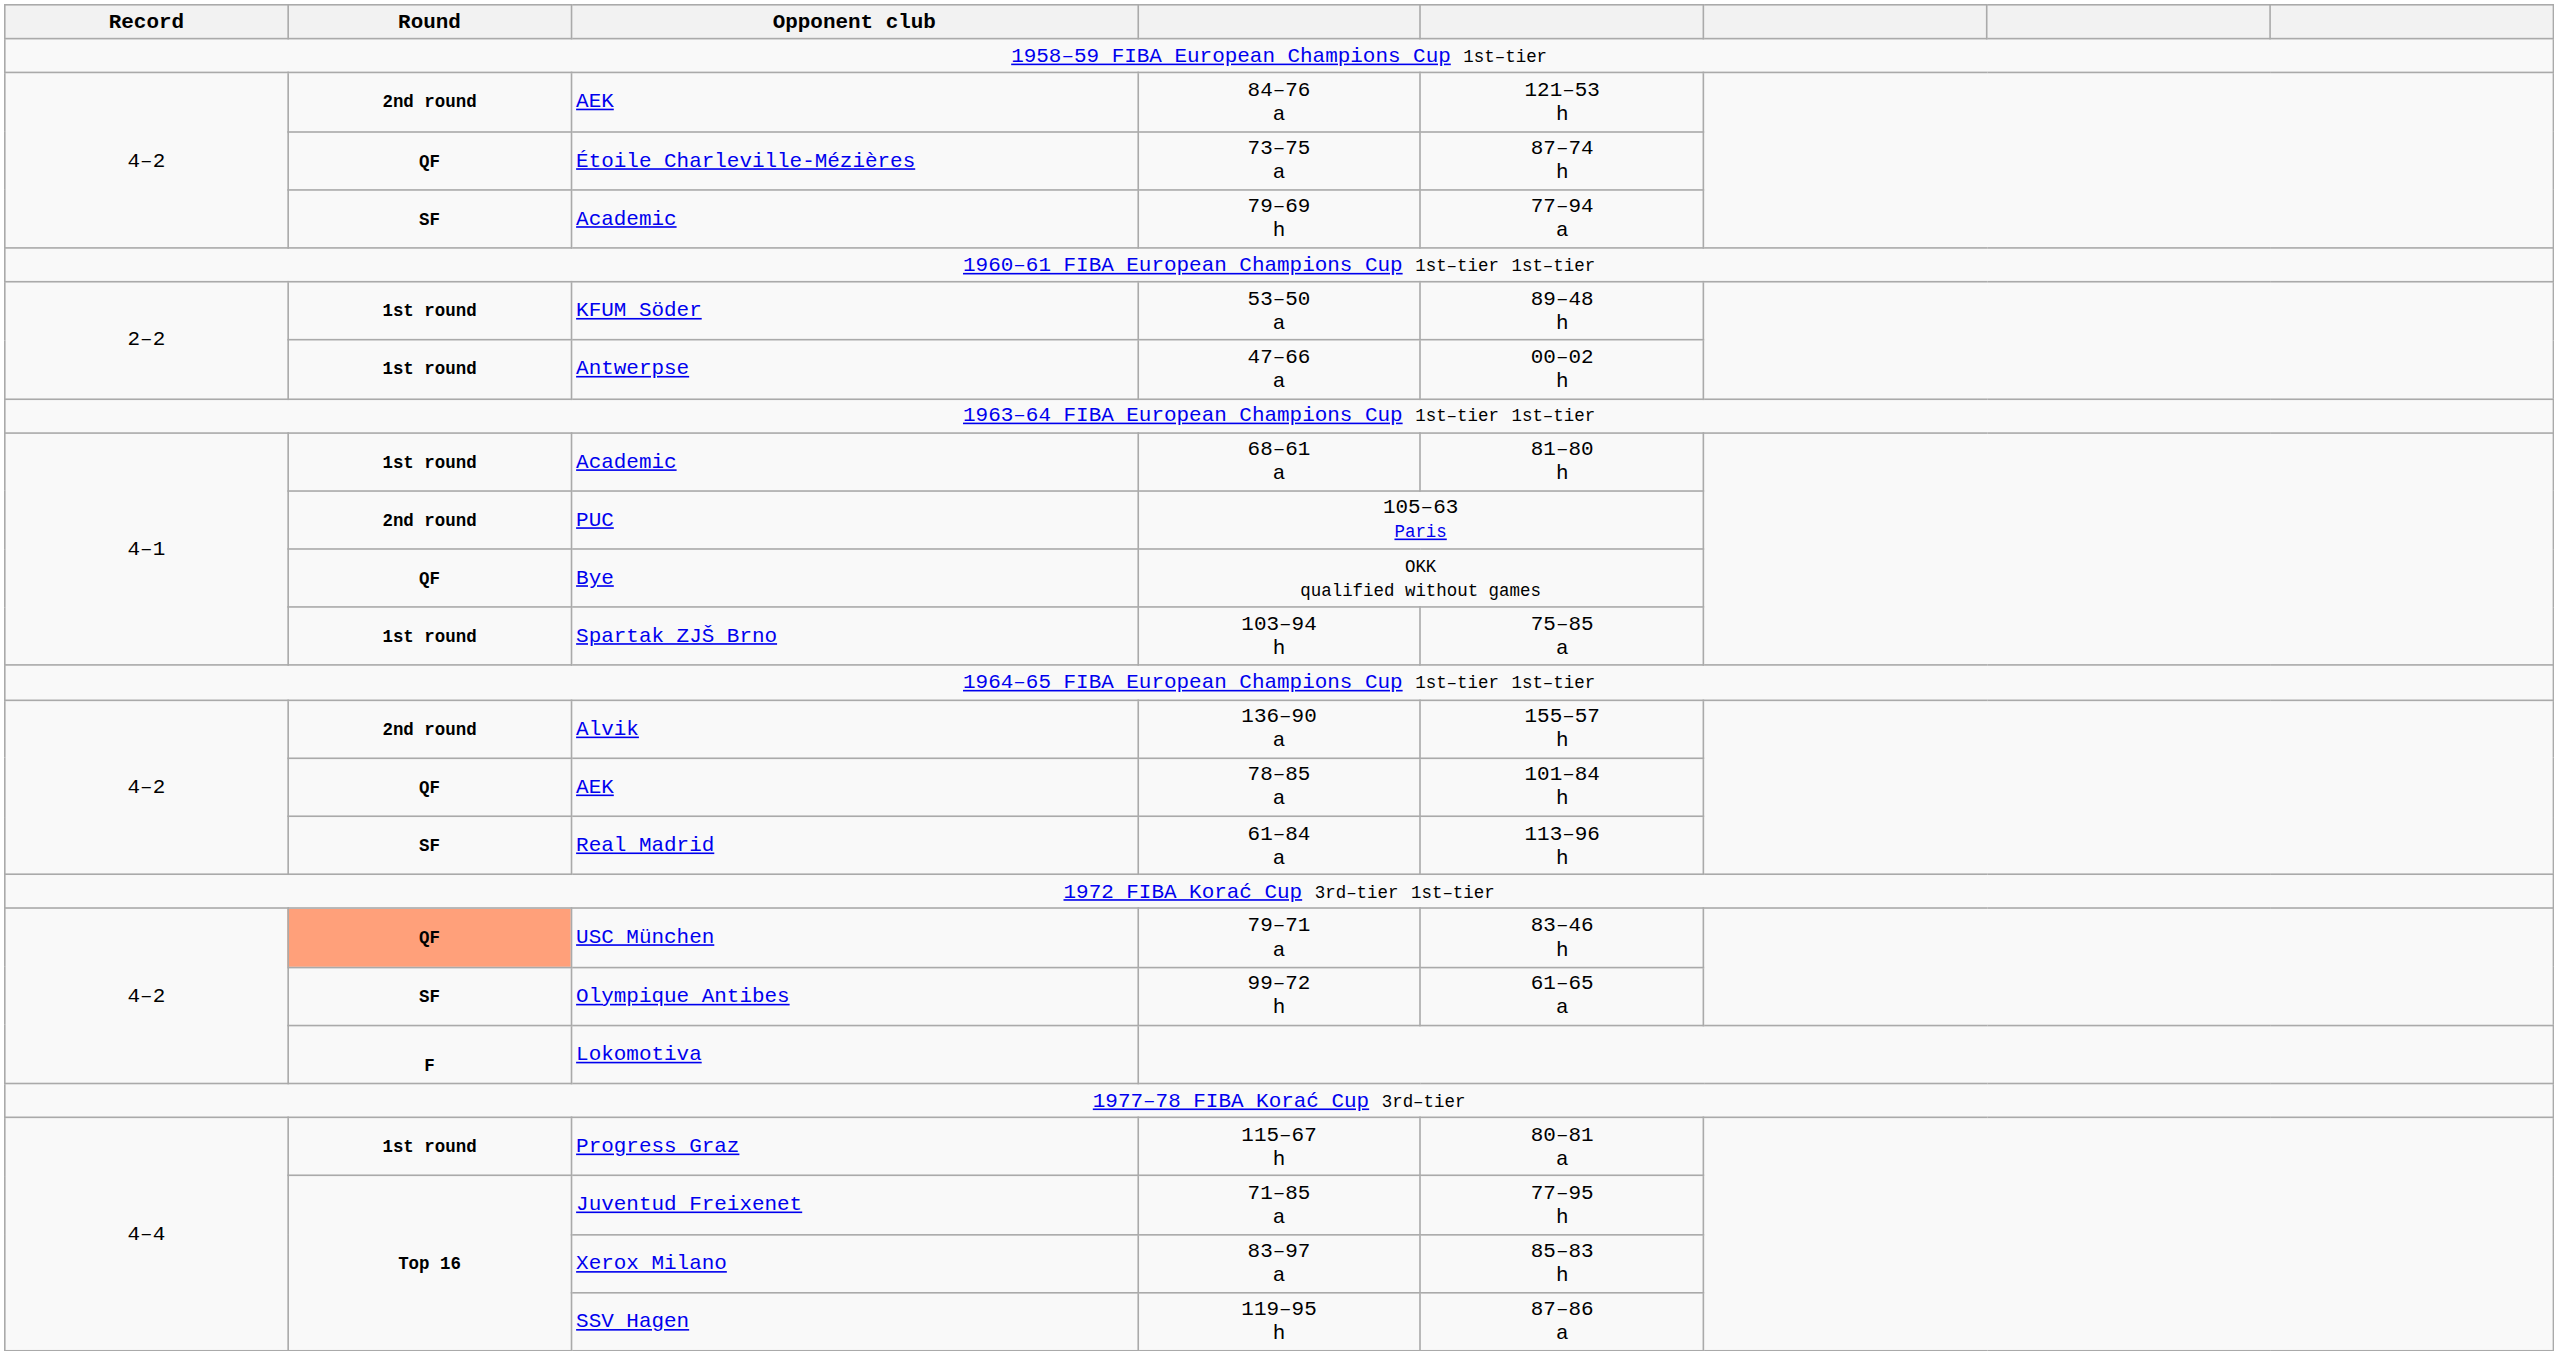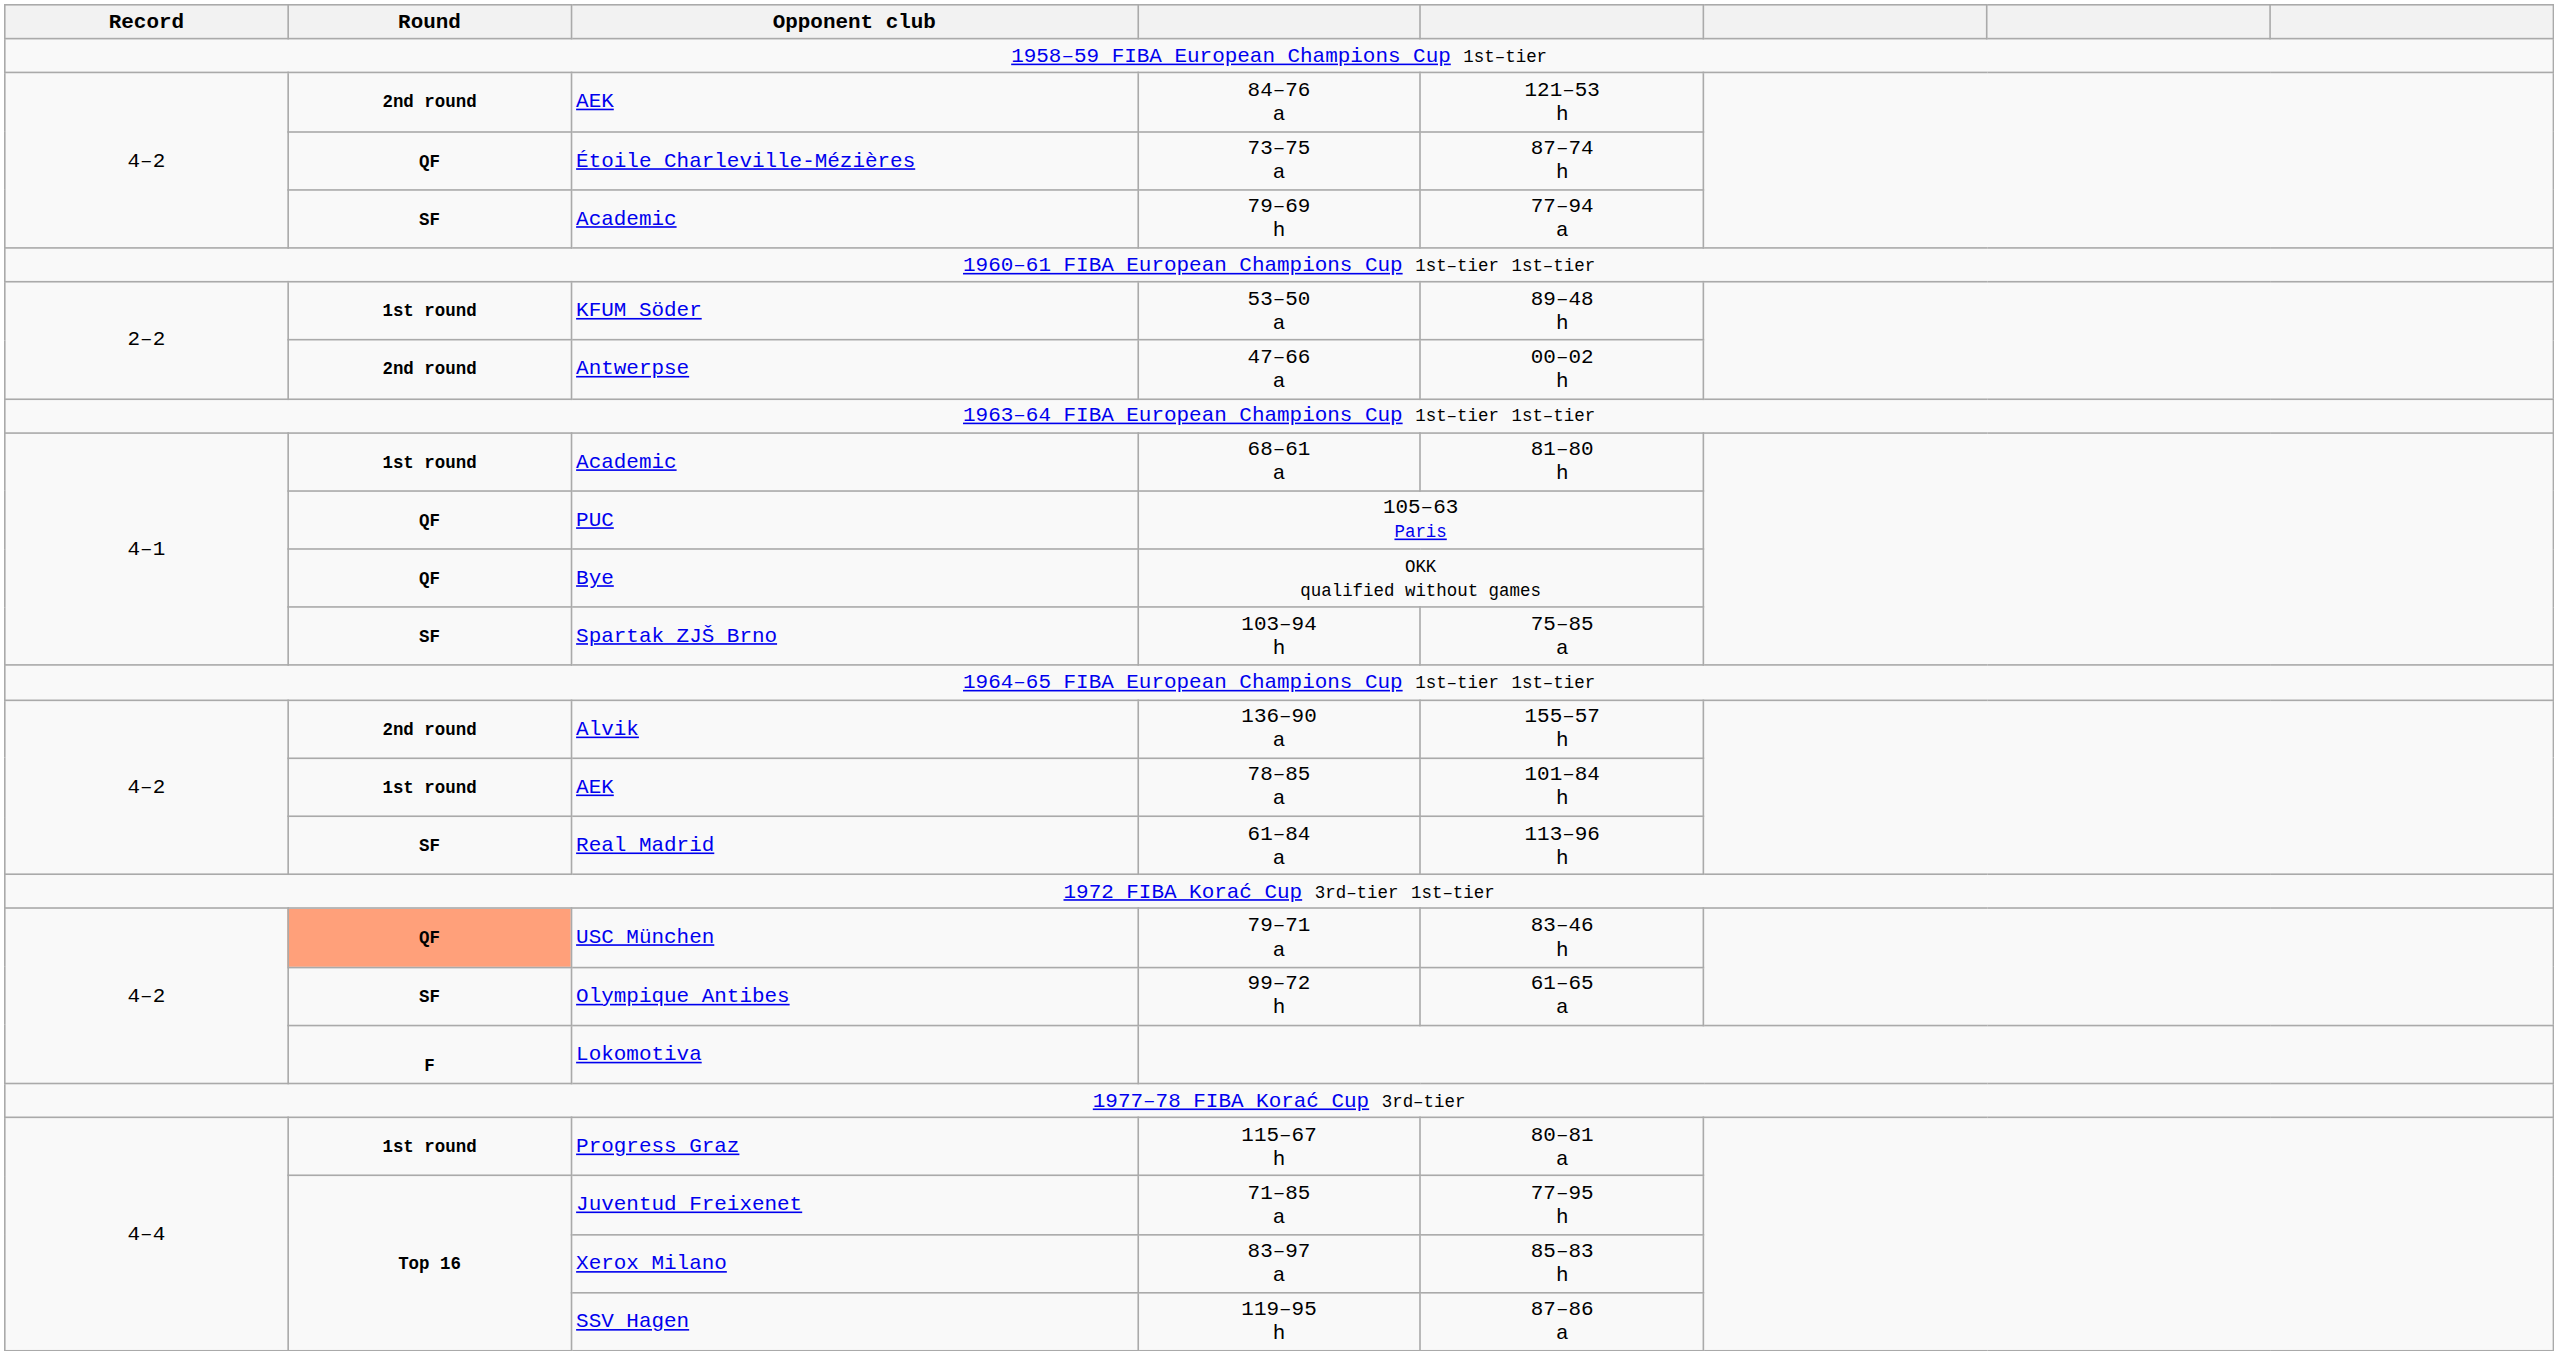(430, 370) 1st round -> (430, 370) 2nd round
(430, 521) 2nd round -> (430, 521) QF
(430, 637) 1st round -> (430, 637) SF
(430, 788) QF -> (430, 788) 1st round
